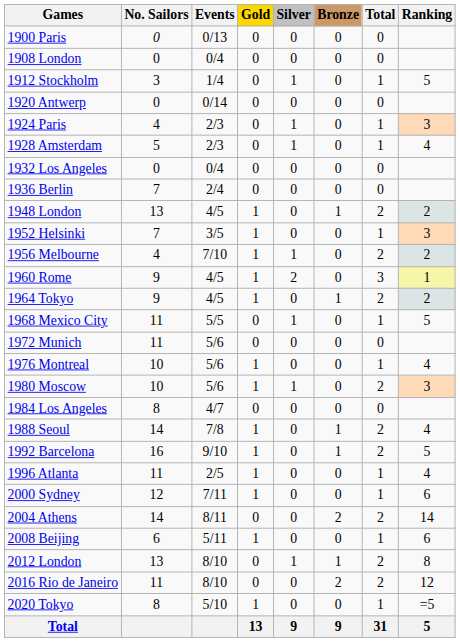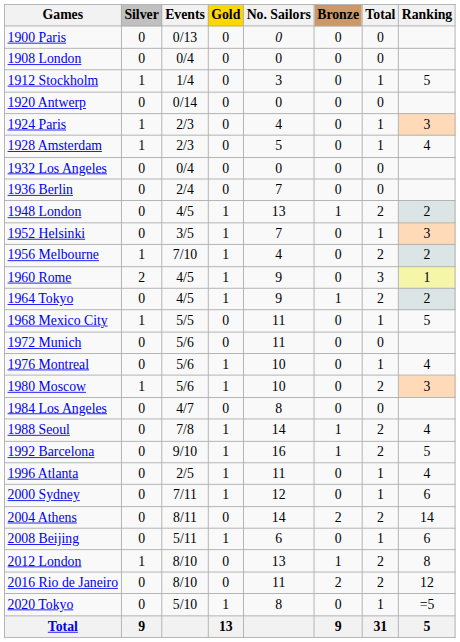columns swapped: (156, 15) <-> (294, 15)
